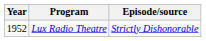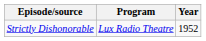columns swapped: (17, 12) <-> (155, 12)
